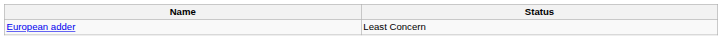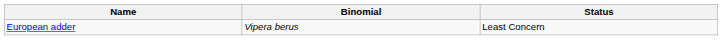+ column: (361, 12)
